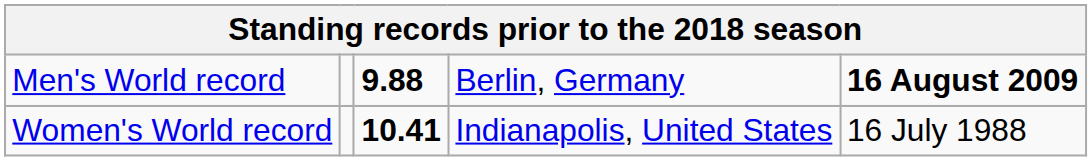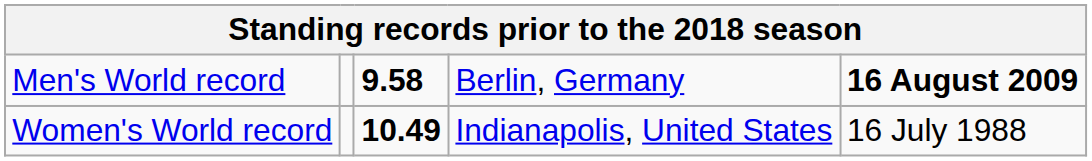(392, 79) 9.88 -> (392, 79) 9.58
(401, 130) 10.41 -> (401, 130) 10.49
